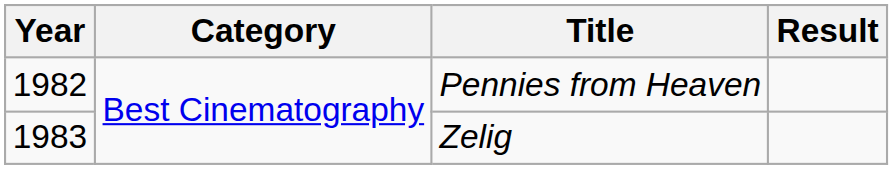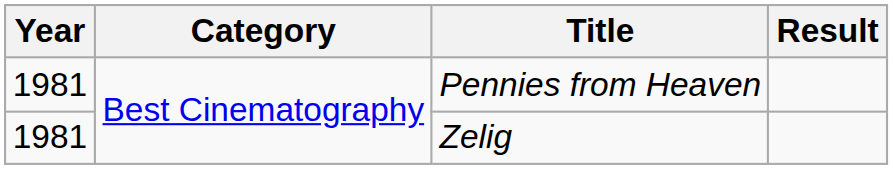(50, 84) 1982 -> (50, 84) 1981
(50, 137) 1983 -> (50, 137) 1981
